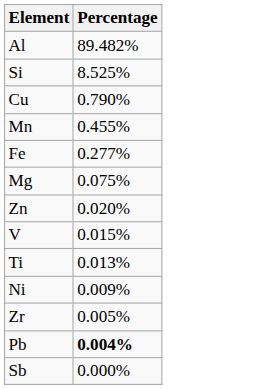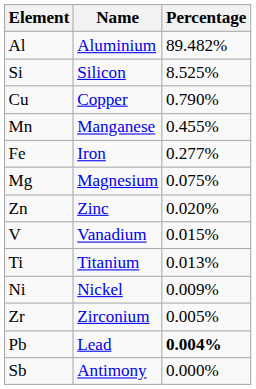+ column: (118, 18)
